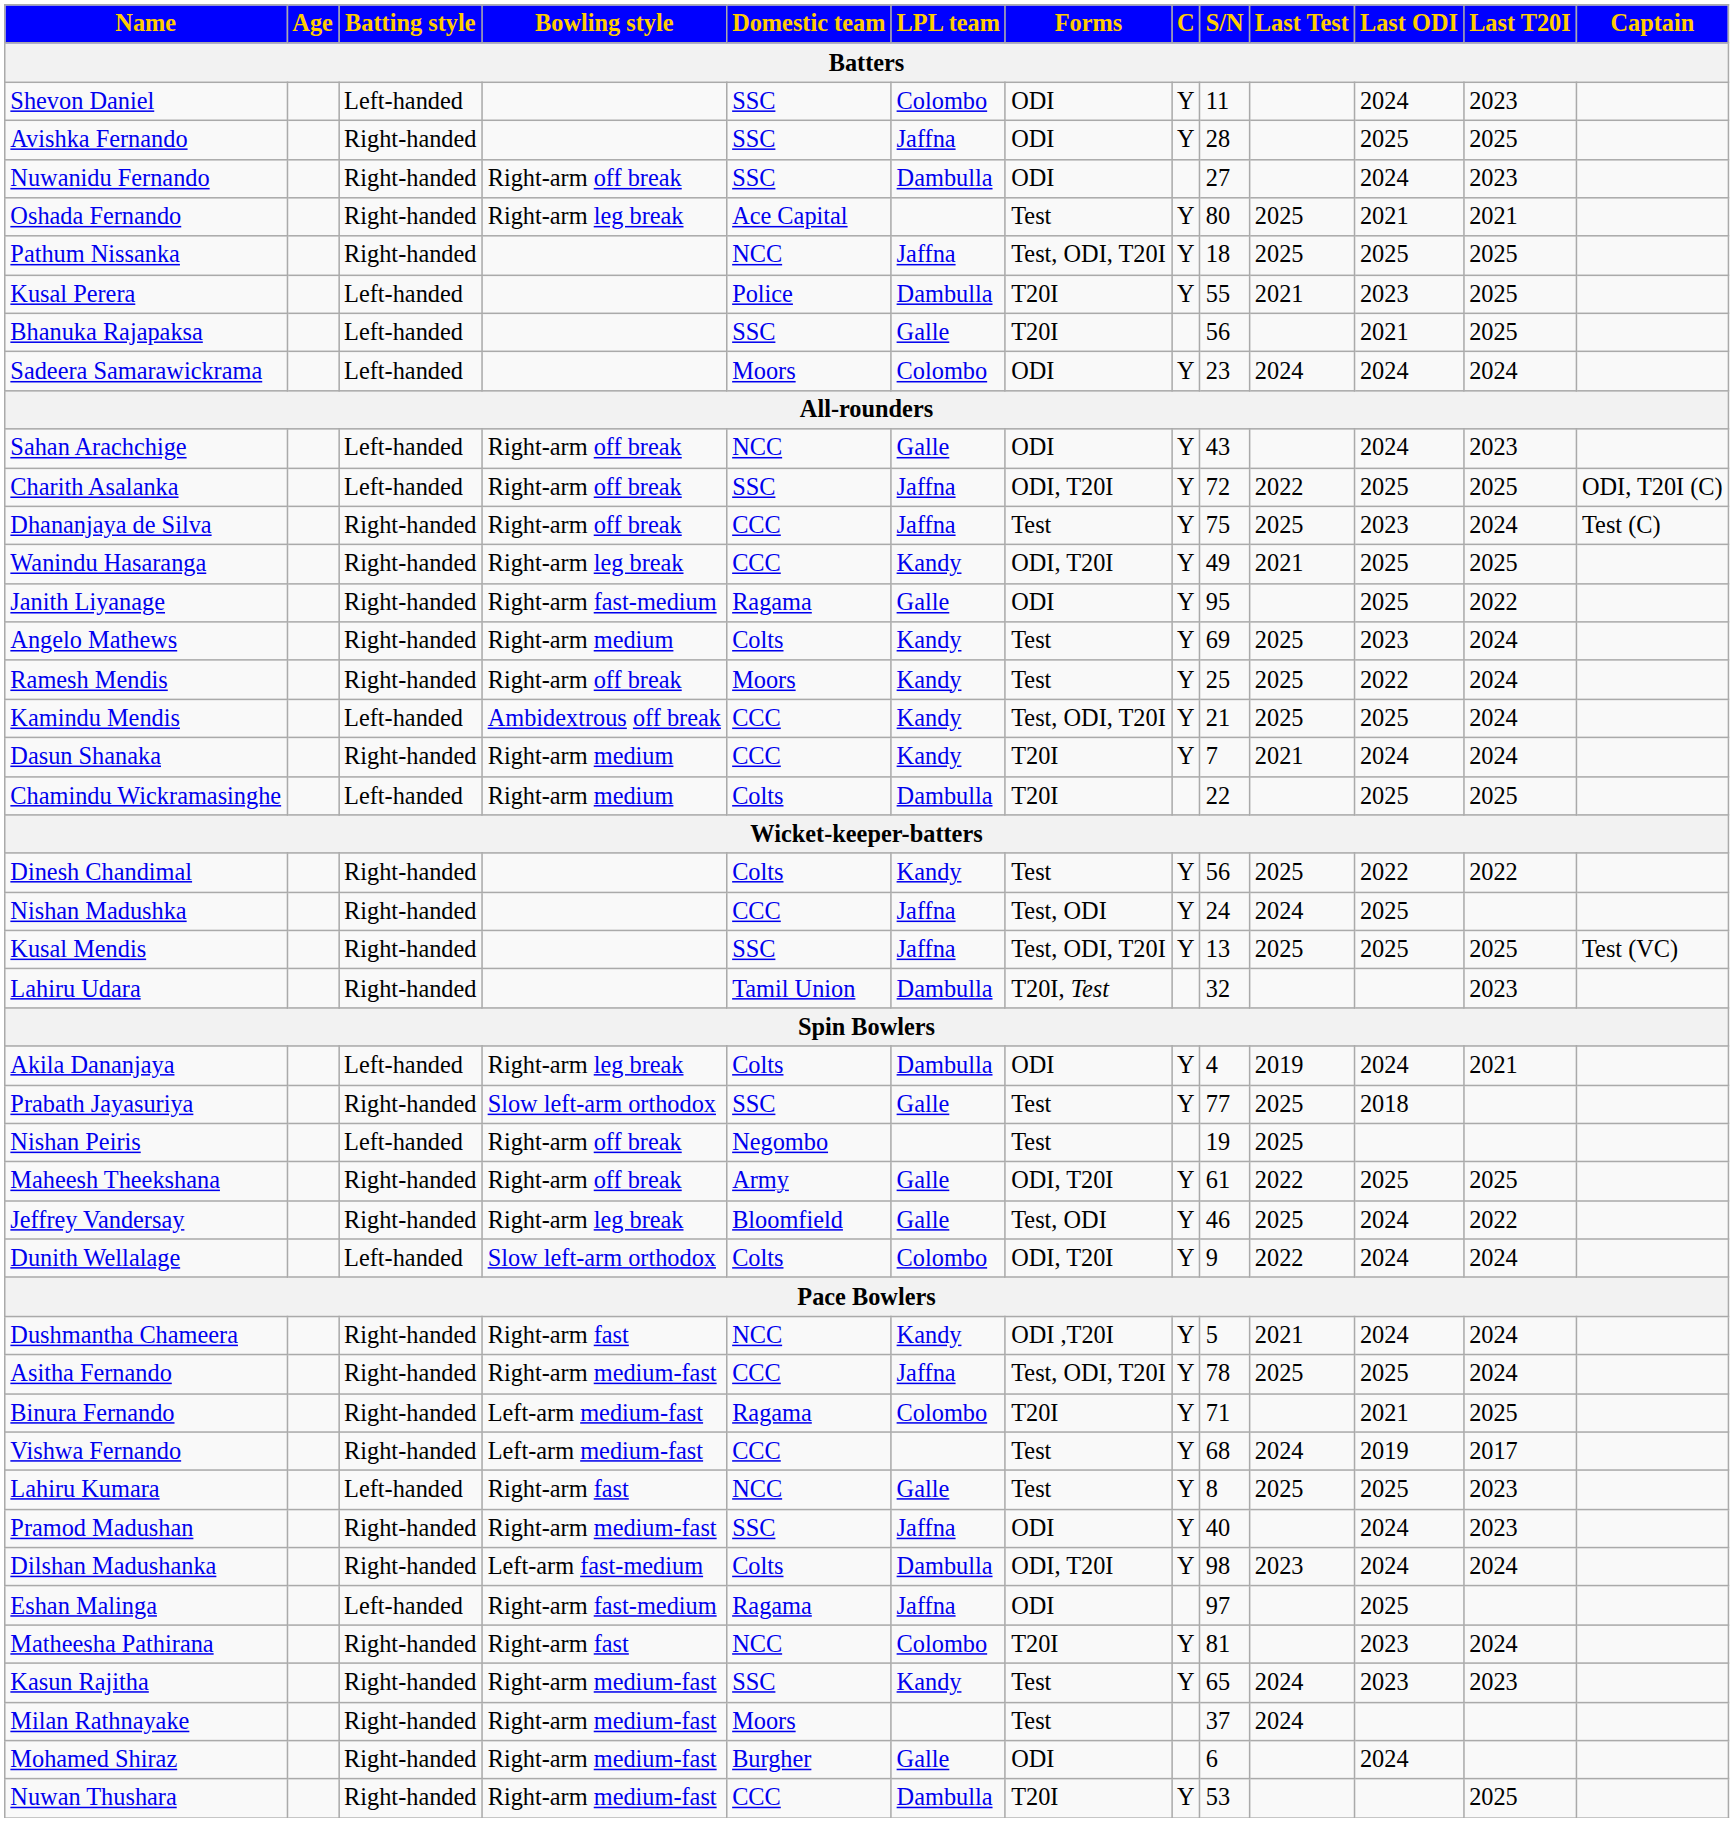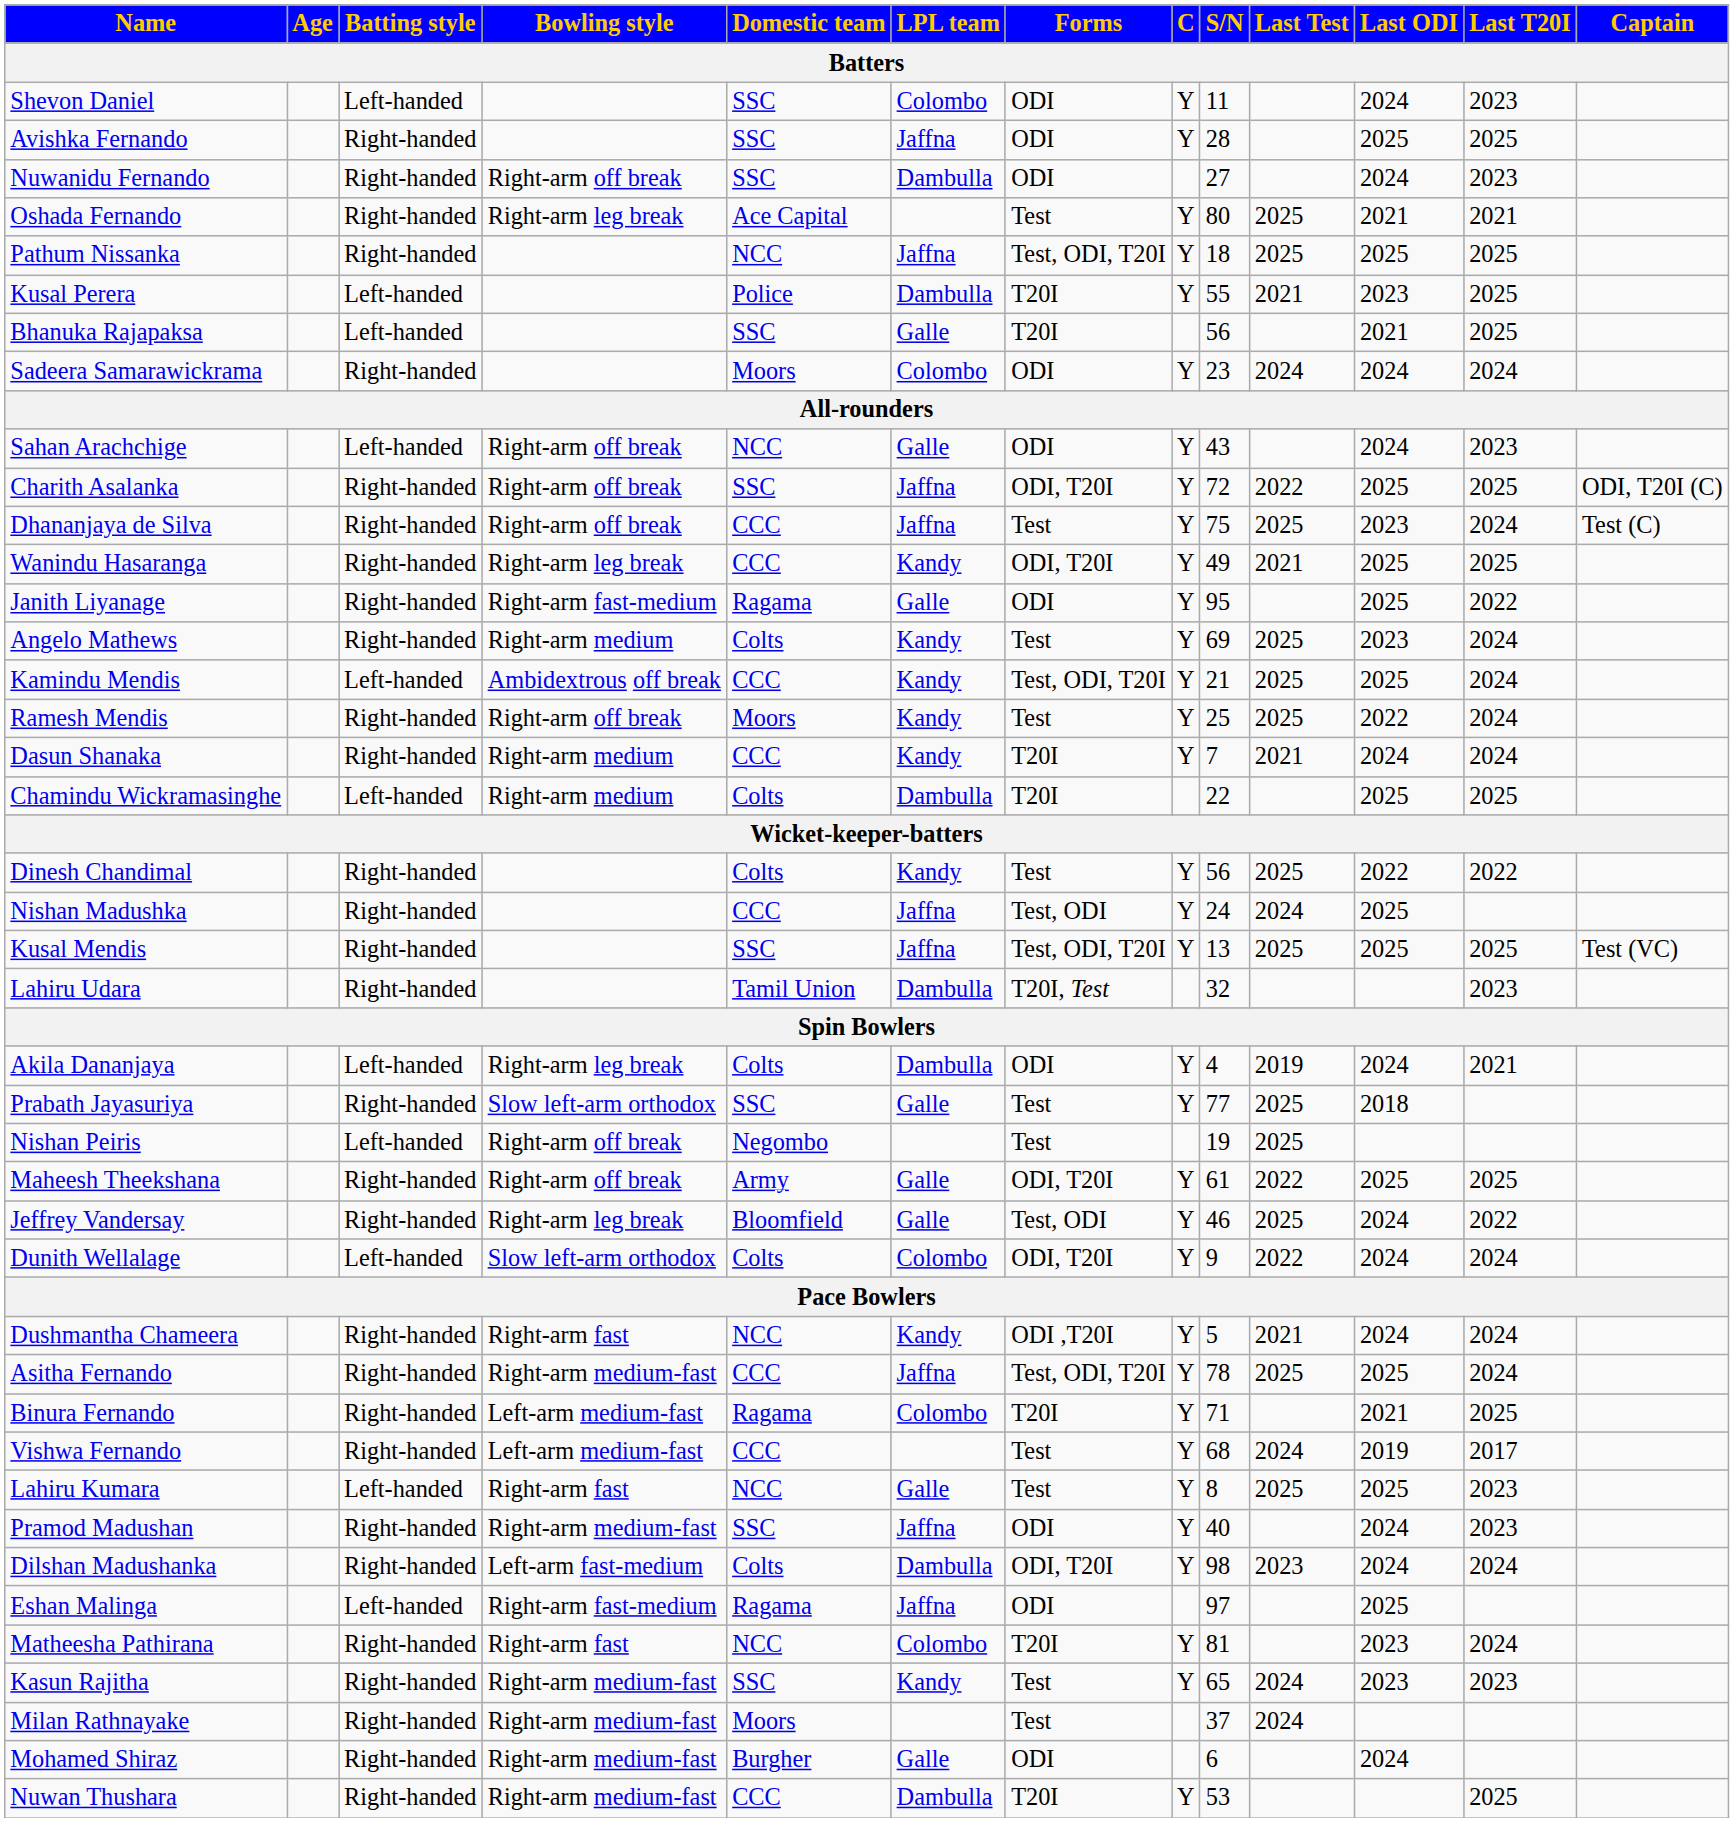(403, 370) Left-handed -> (410, 370) Right-handed
(403, 486) Left-handed -> (410, 486) Right-handed
rows swapped: (95, 718) <-> (89, 679)
